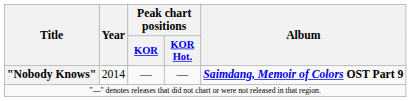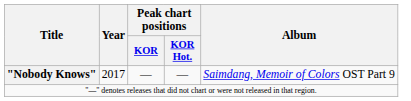(113, 75) 2014 -> (113, 75) 2017
(303, 75) bold -> (299, 75) normal
